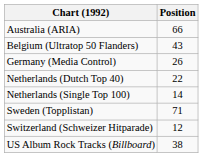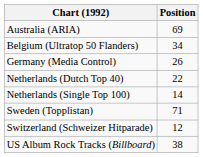(178, 29) 66 -> (178, 29) 69
(178, 45) 43 -> (178, 45) 34
